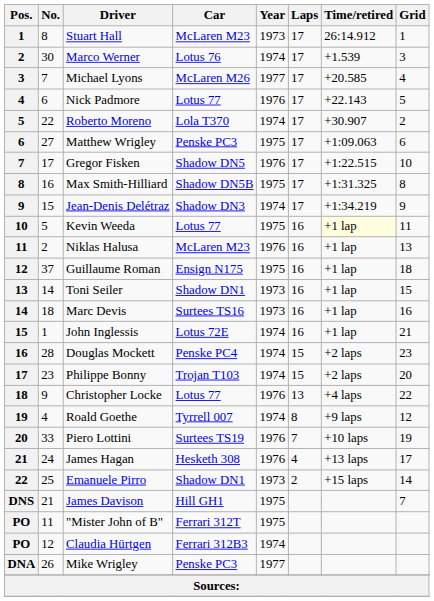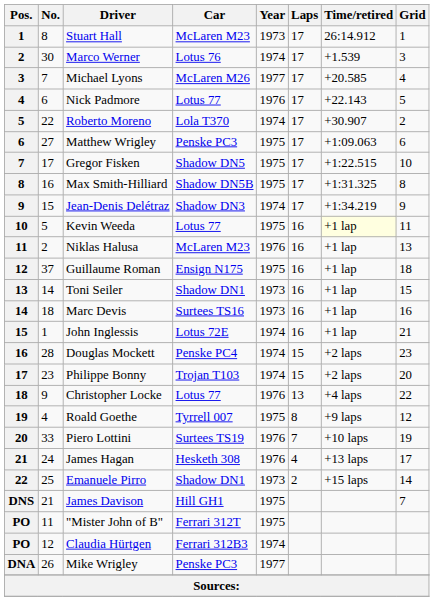(272, 163) 1976 -> (272, 163) 1975
(272, 417) 1974 -> (272, 417) 1975
